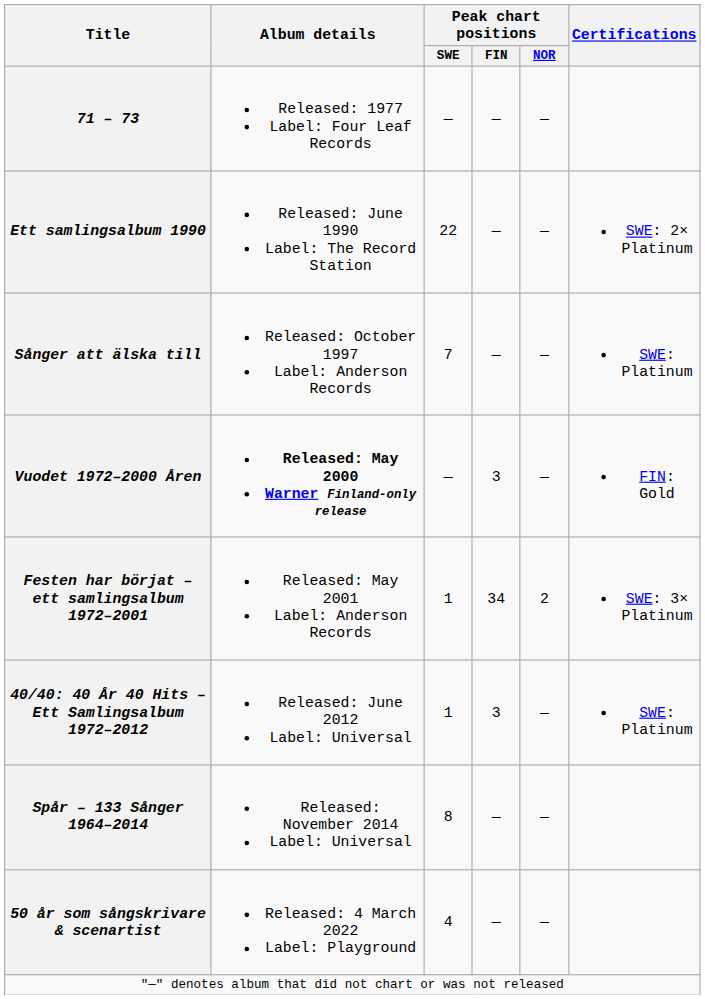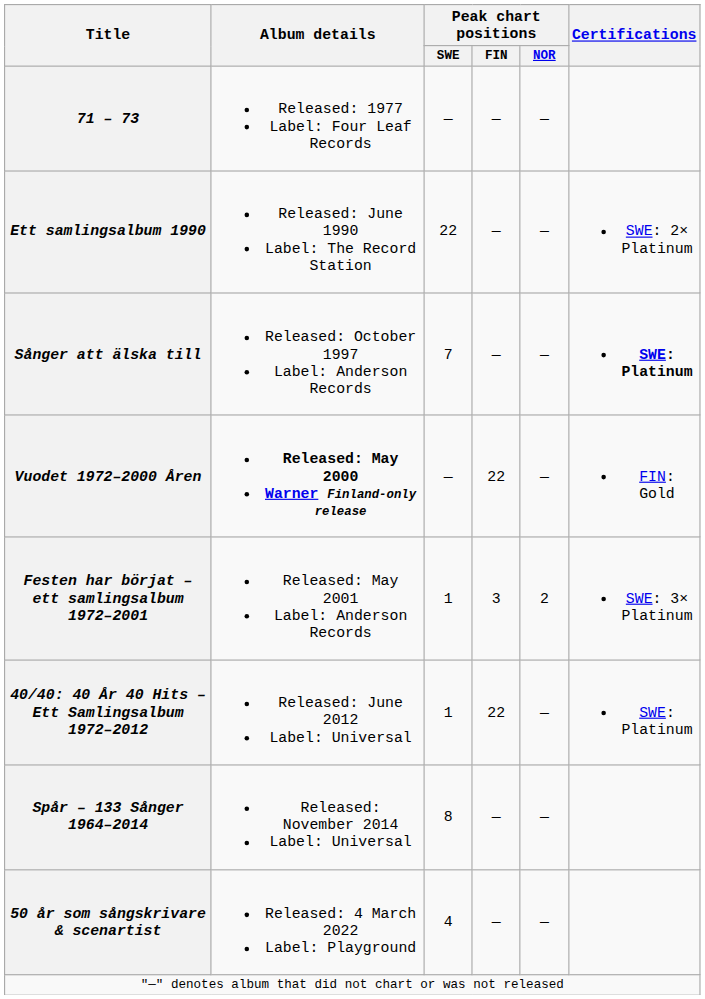(634, 363) normal -> (634, 363) bold
(496, 476) 3 -> (496, 476) 22
(496, 598) 34 -> (496, 598) 3
(496, 712) 3 -> (496, 712) 22
